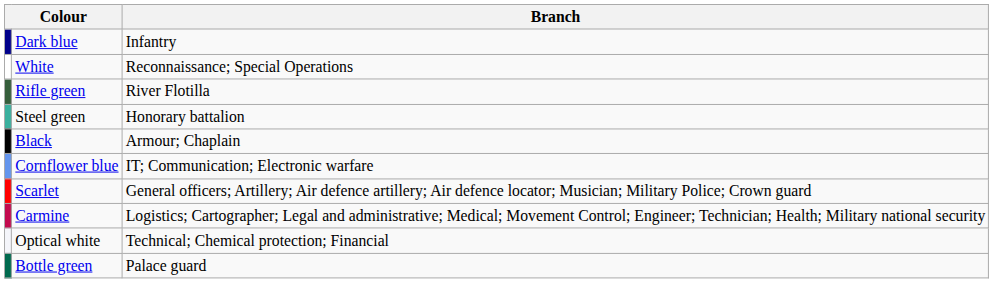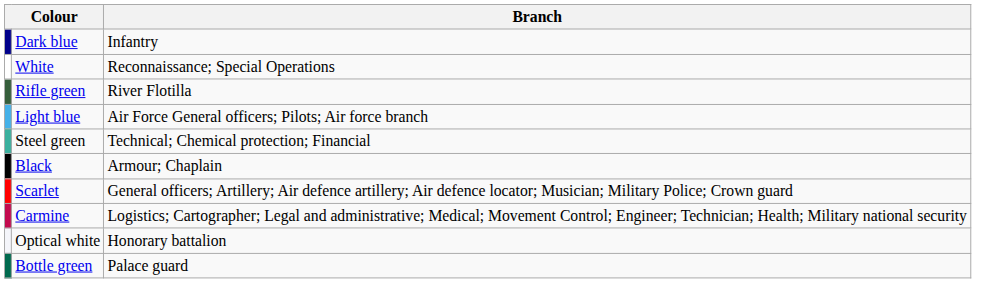+ row: (48, 116)
(185, 116) Honorary battalion -> (239, 141) Technical; Chemical protection; Financial
- row: (67, 166)
(257, 240) Technical; Chemical protection; Financial -> (167, 240) Honorary battalion
